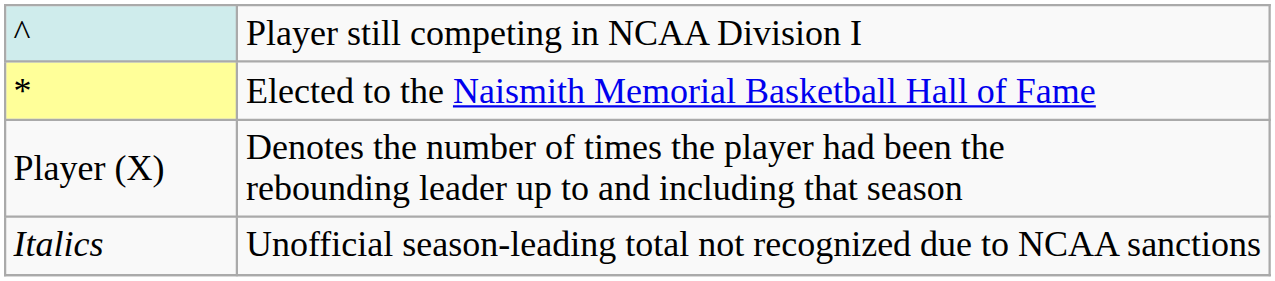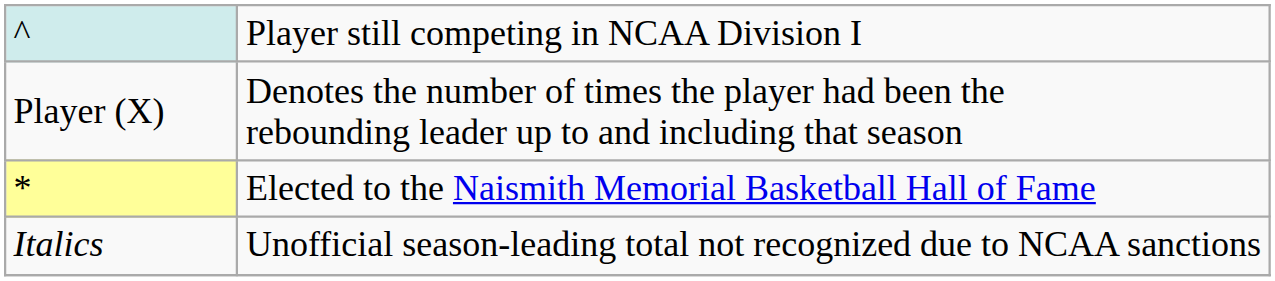rows swapped: (22, 90) <-> (89, 167)
